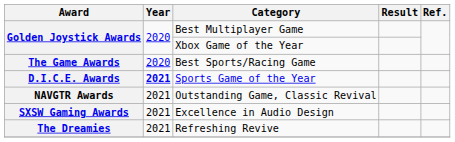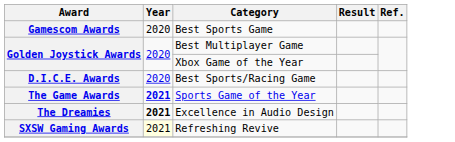+ row: (224, 29)
(74, 62) The Game Awards -> (74, 79) D.I.C.E. Awards
(74, 79) D.I.C.E. Awards -> (74, 95) The Game Awards
- row: (276, 95)
(74, 112) SXSW Gaming Awards -> (74, 112) The Dreamies
(158, 112) normal -> (158, 112) bold
(74, 128) The Dreamies -> (74, 128) SXSW Gaming Awards
(158, 128) no background -> (158, 128) lightyellow background
